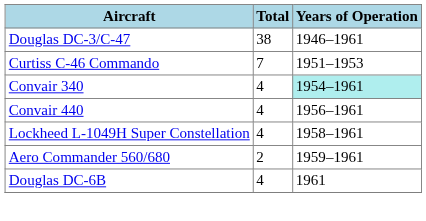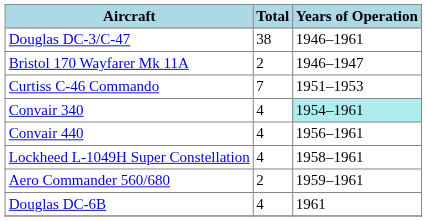+ row: (99, 63)
